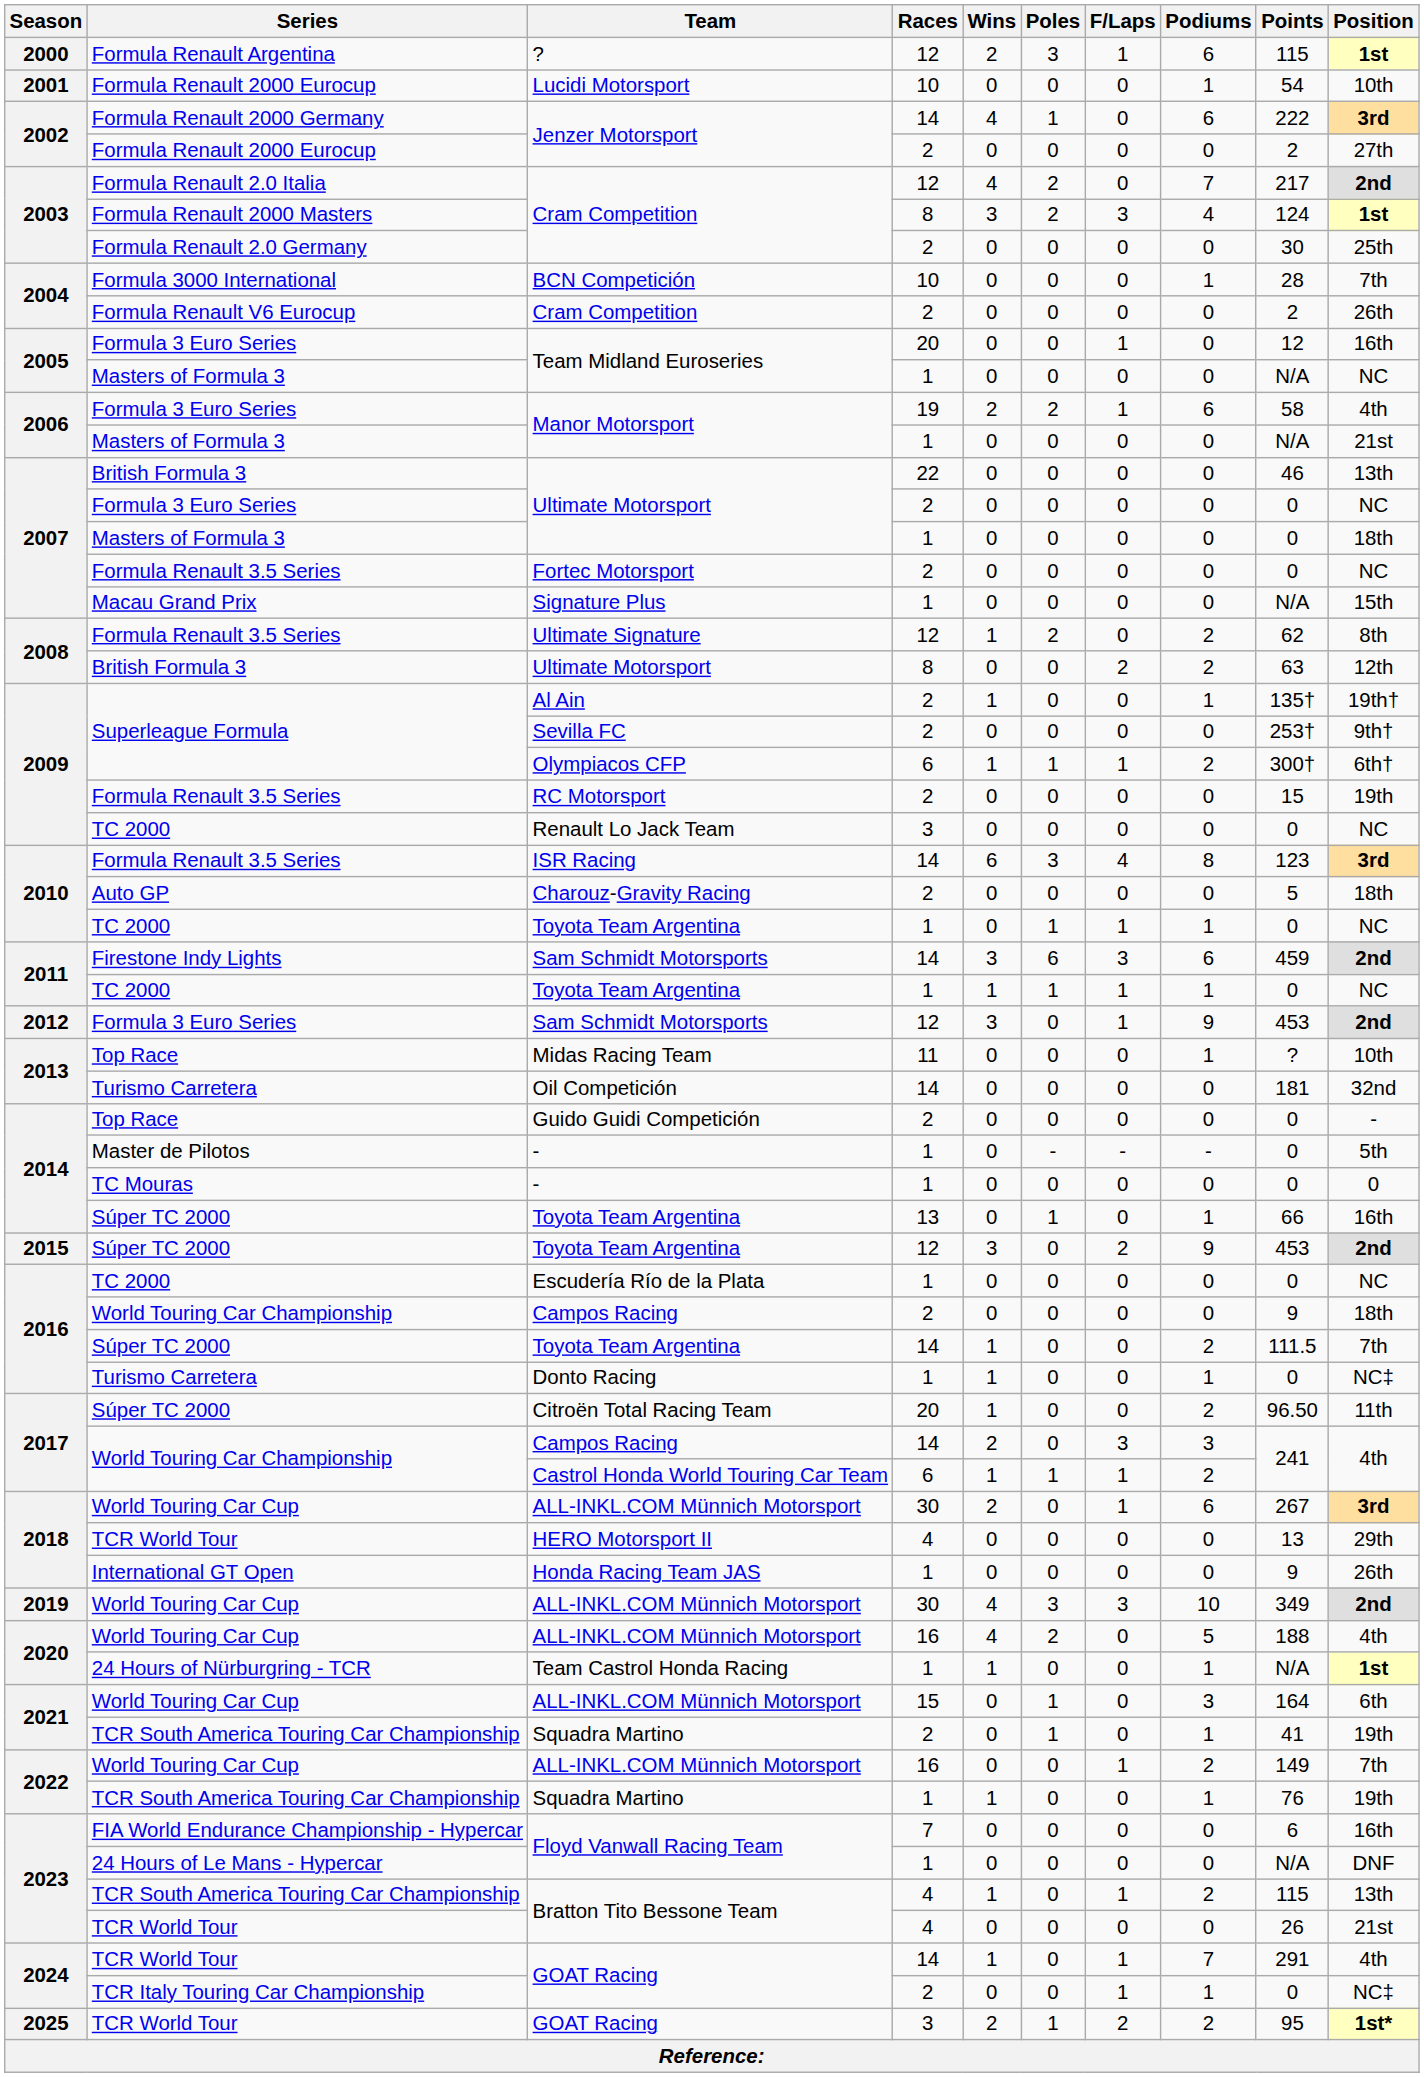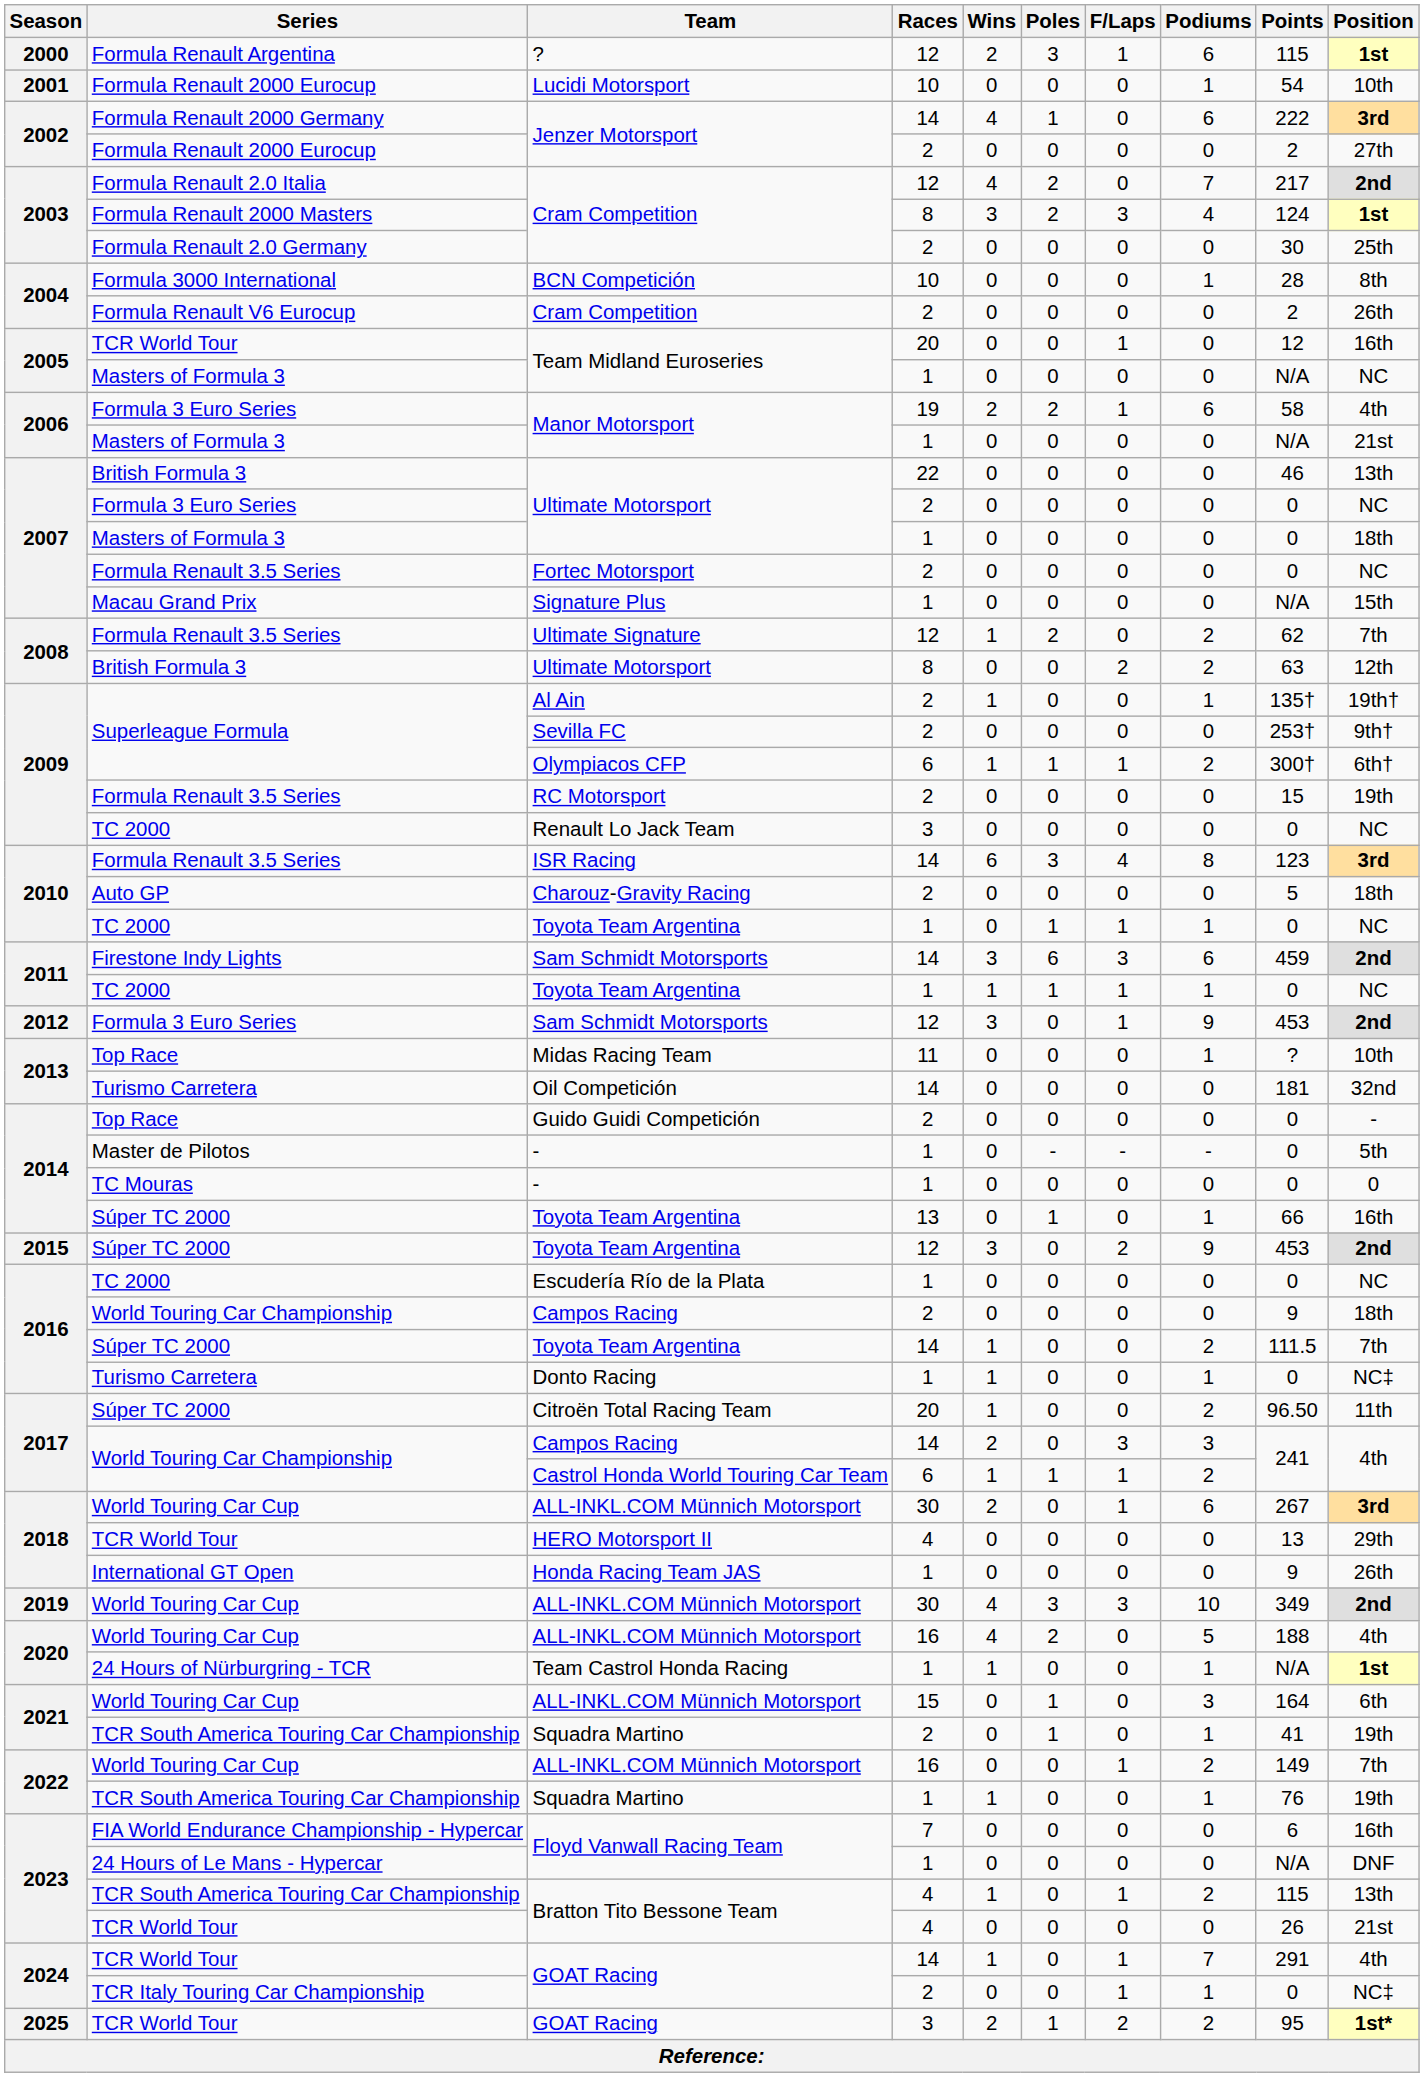(1374, 280) 7th -> (1374, 280) 8th
(194, 344) Formula 3 Euro Series -> (165, 344) TCR World Tour
(1374, 635) 8th -> (1374, 635) 7th
